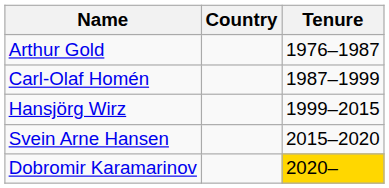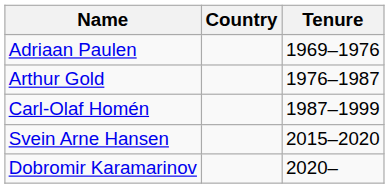+ row: (73, 49)
- row: (67, 109)
(312, 168) gold background -> (312, 168) no background
